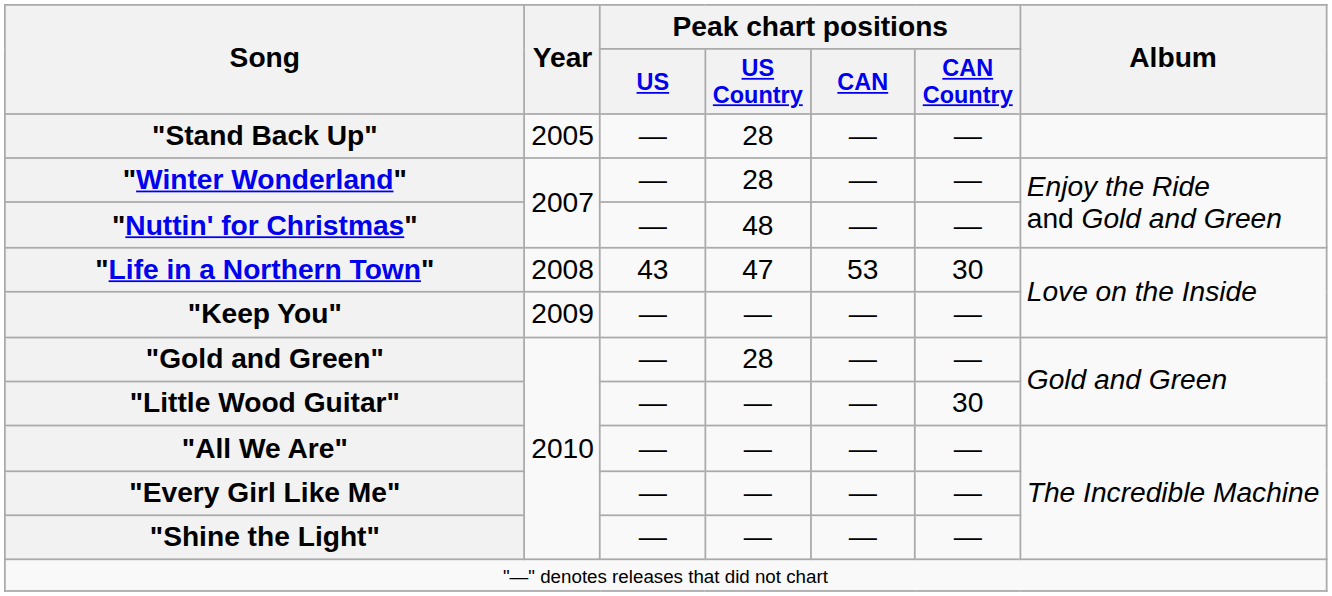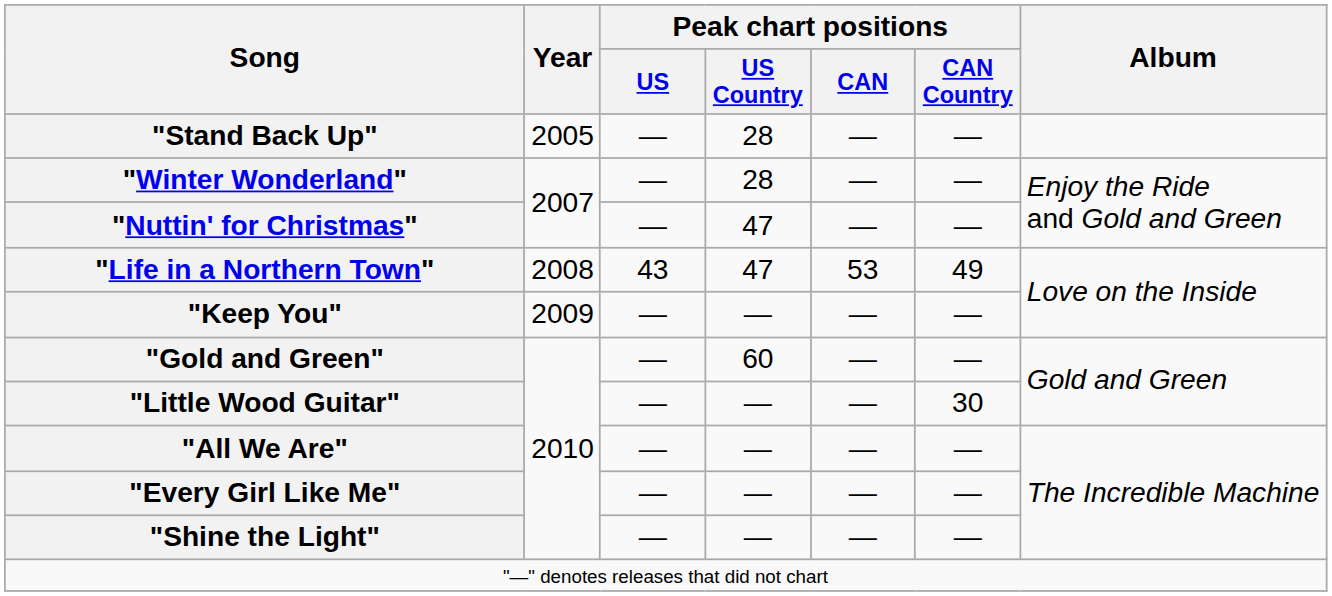(758, 224) 48 -> (758, 224) 47
(968, 269) 30 -> (968, 269) 49
(758, 358) 28 -> (758, 358) 60
